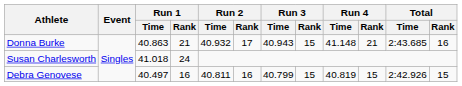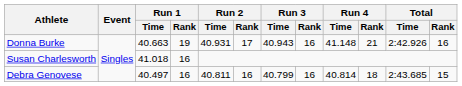(153, 43) 40.863 -> (153, 43) 40.663
(184, 43) 21 -> (184, 43) 19
(216, 43) 40.932 -> (216, 43) 40.931
(310, 43) 15 -> (310, 43) 16
(407, 43) 2:43.685 -> (407, 43) 2:42.926
(184, 59) 24 -> (184, 59) 16
(310, 74) 15 -> (310, 74) 16
(341, 74) 40.819 -> (341, 74) 40.814
(372, 74) 15 -> (372, 74) 18
(407, 74) 2:42.926 -> (407, 74) 2:43.685
